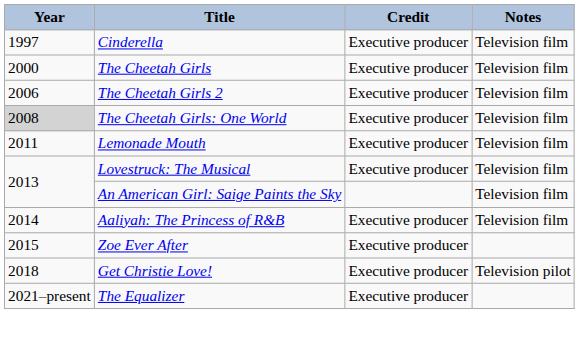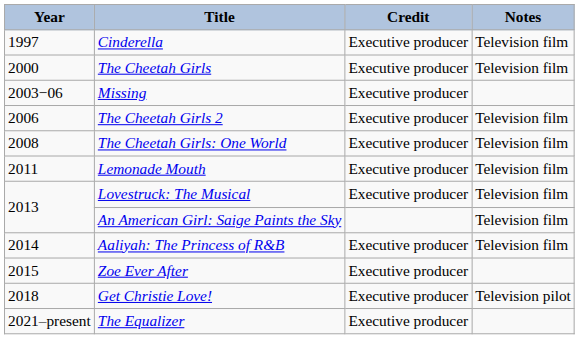+ row: (122, 93)
(23, 118) lightgrey background -> (23, 143) no background
